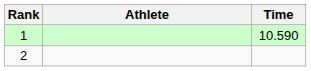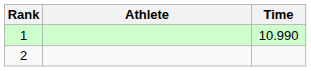(279, 35) 10.590 -> (279, 35) 10.990
